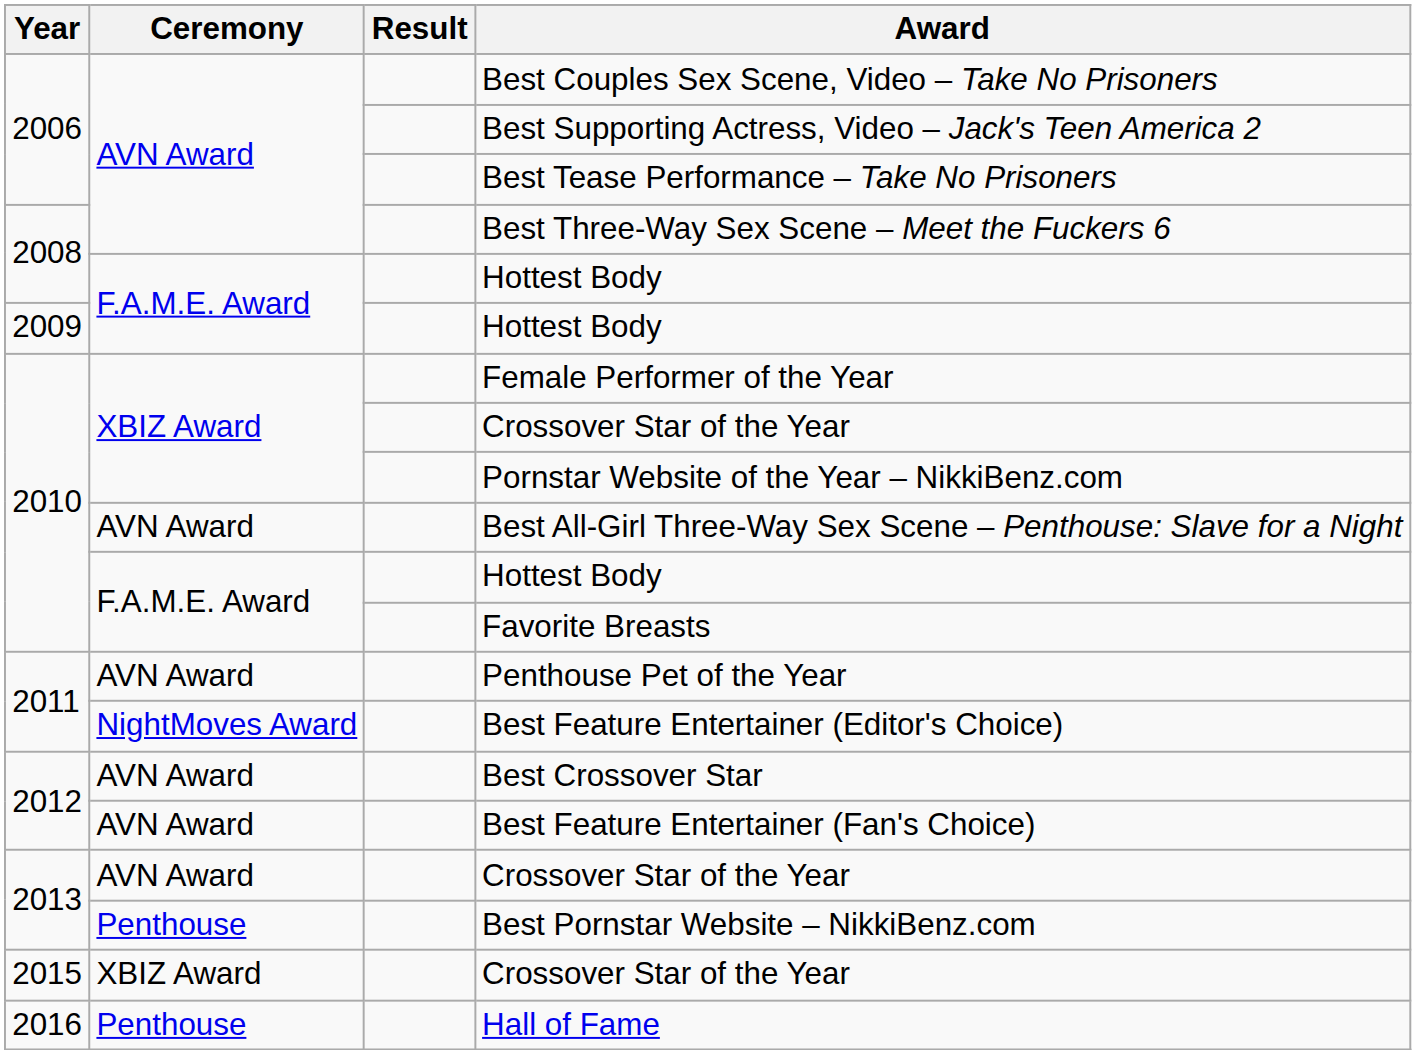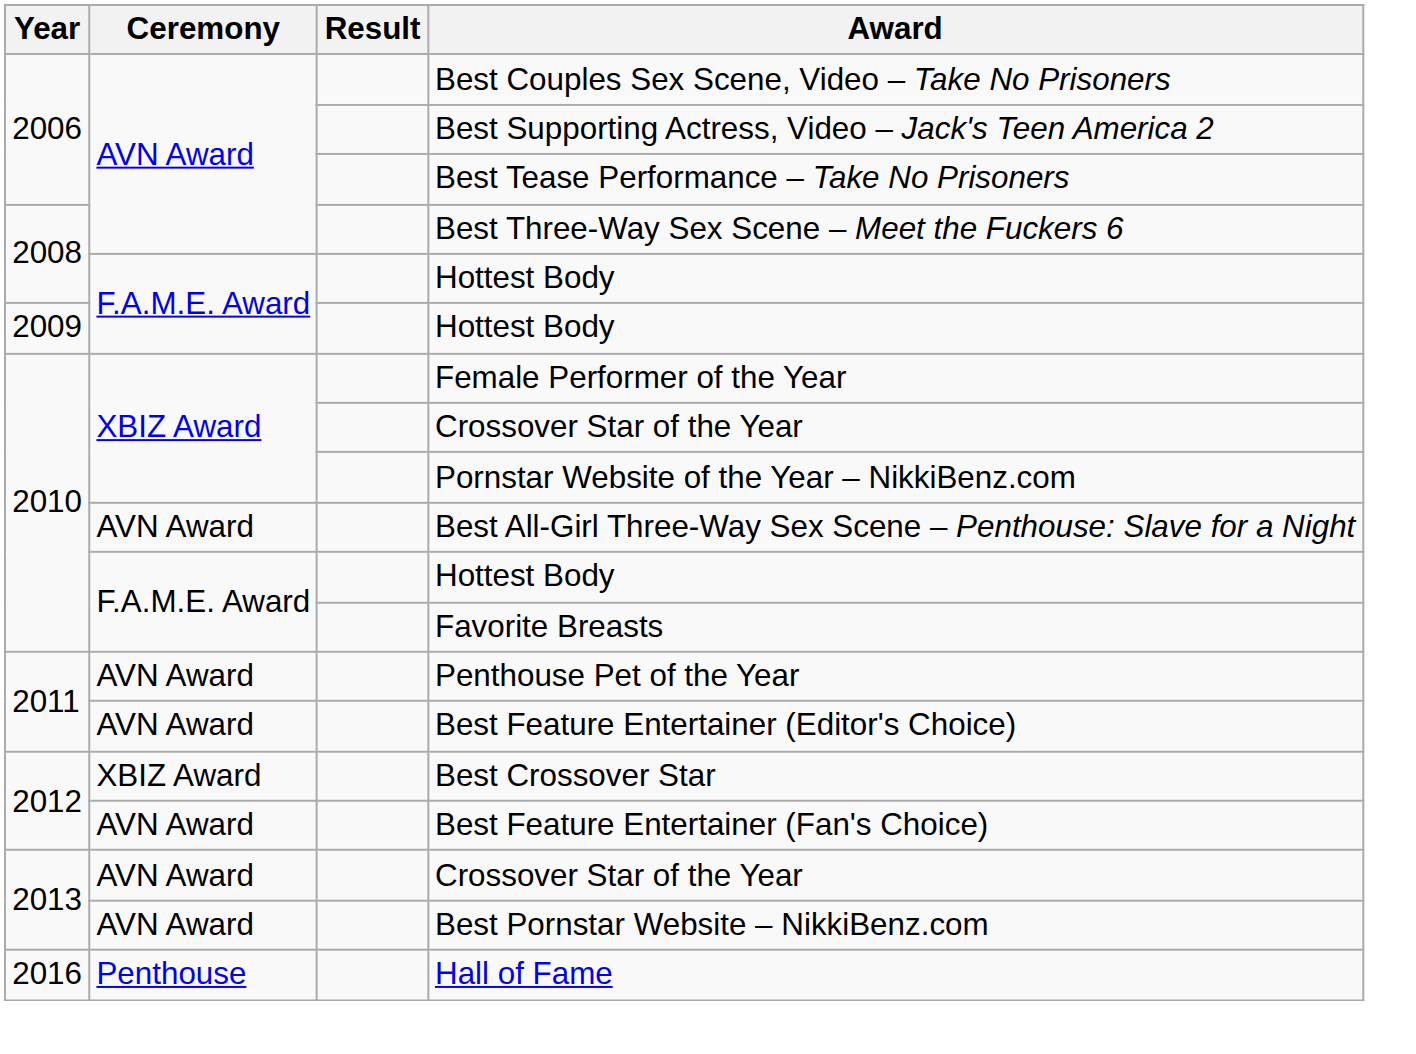(227, 725) NightMoves Award -> (175, 725) AVN Award
(175, 775) AVN Award -> (179, 775) XBIZ Award
(171, 924) Penthouse -> (175, 924) AVN Award
- row: (47, 974)
